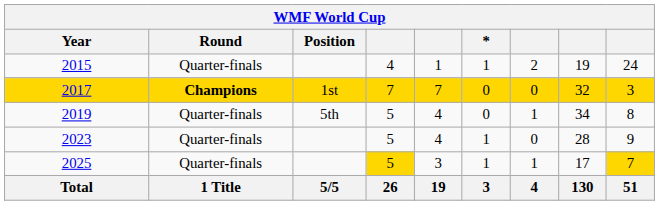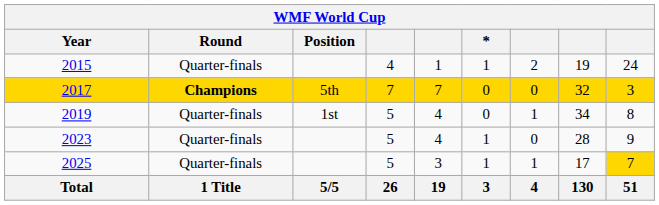(329, 90) 1st -> (329, 90) 5th
(329, 114) 5th -> (329, 114) 1st
(390, 163) gold background -> (390, 163) no background
